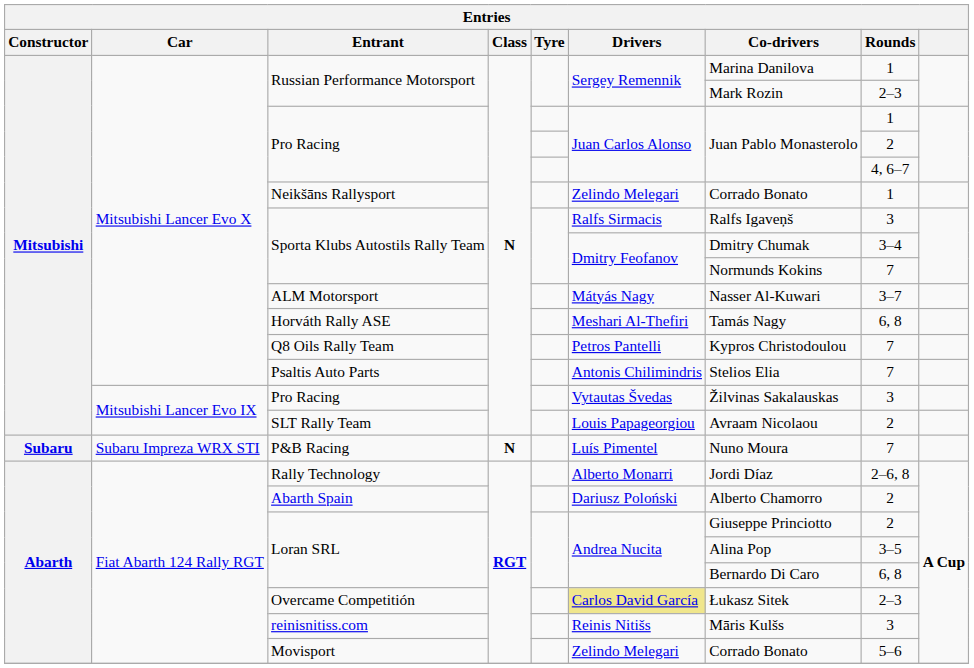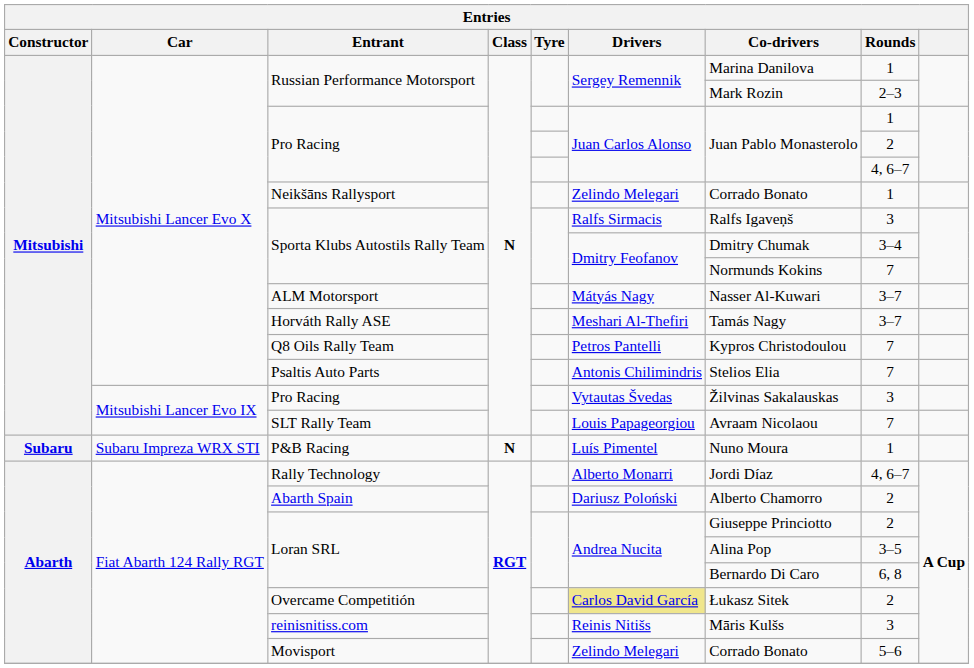(890, 321) 6, 8 -> (890, 321) 3–7
(890, 422) 2 -> (890, 422) 7
(890, 447) 7 -> (890, 447) 1
(890, 473) 2–6, 8 -> (890, 473) 4, 6–7
(890, 599) 2–3 -> (890, 599) 2
